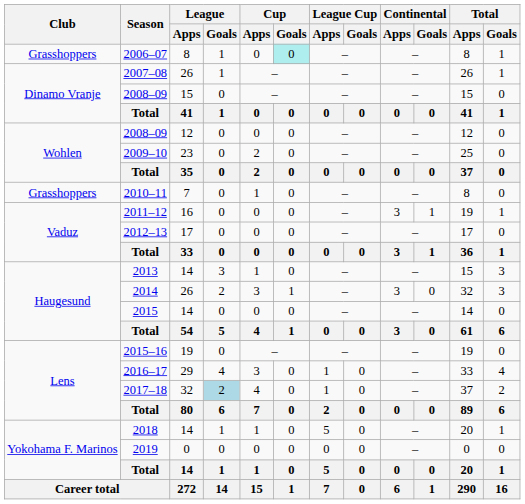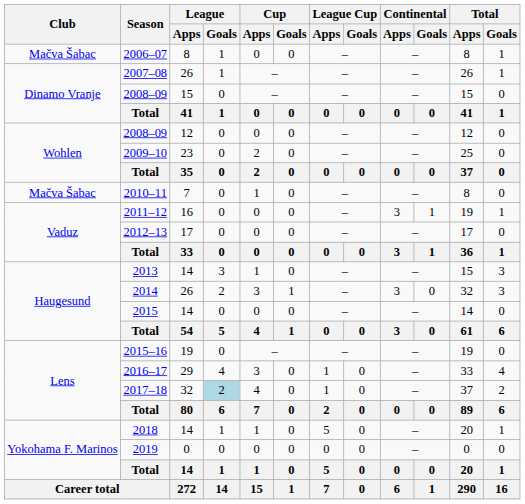(62, 53) Grasshoppers -> (62, 53) Mačva Šabac
(291, 53) paleturquoise background -> (291, 53) no background
(62, 192) Grasshoppers -> (62, 192) Mačva Šabac
